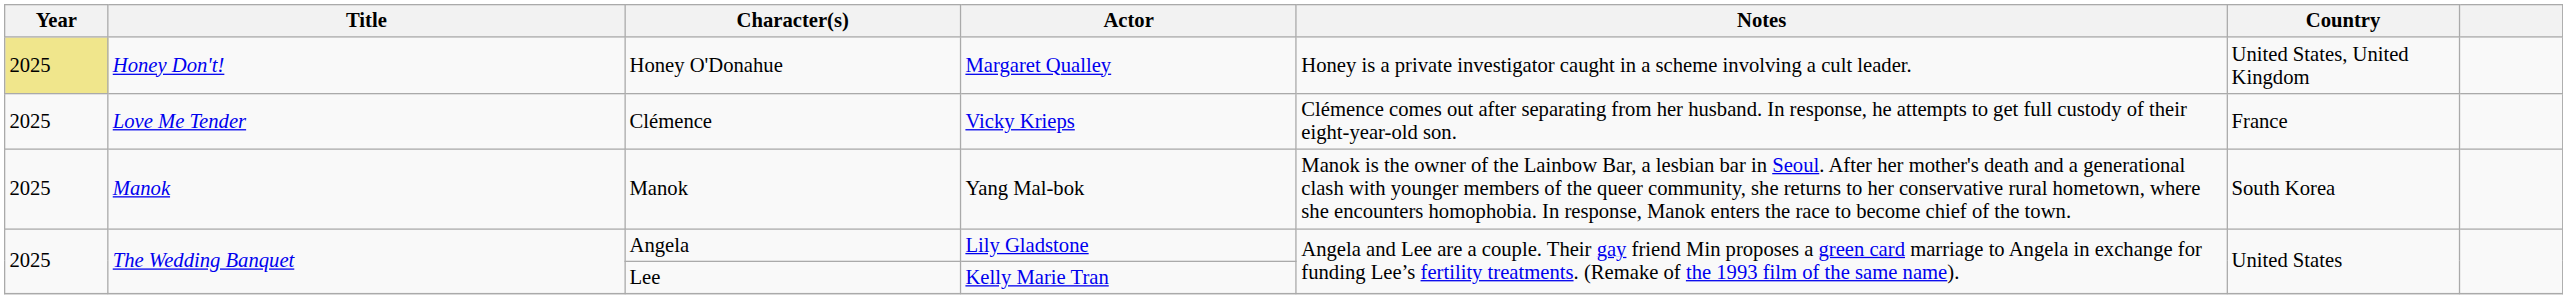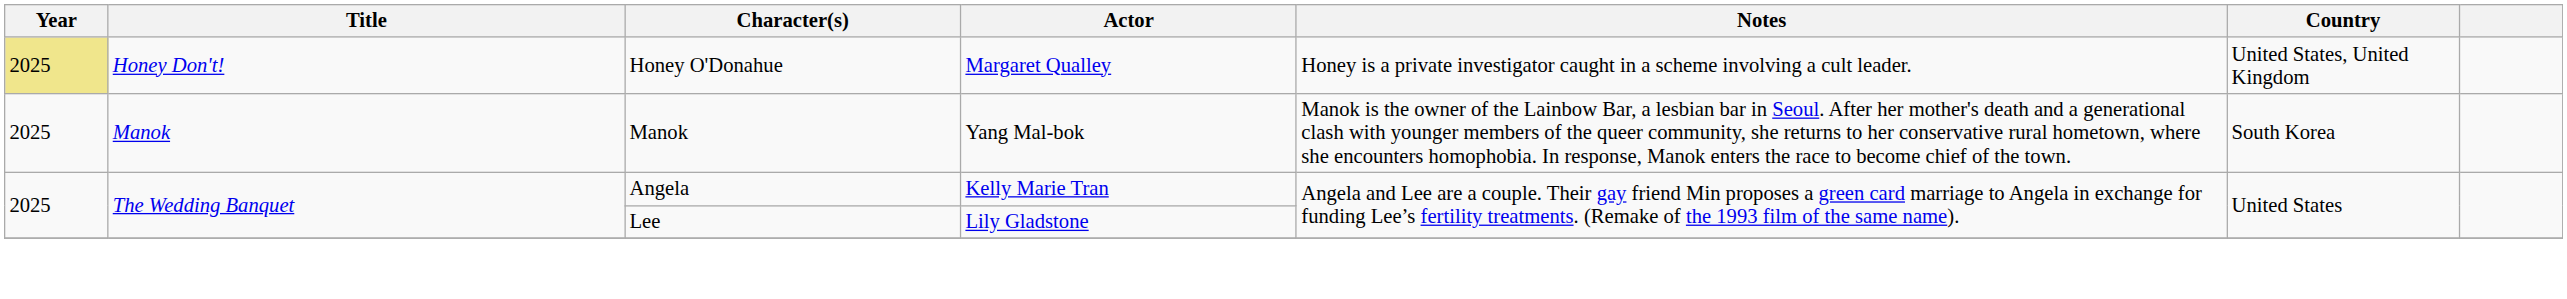- row: (671, 121)
(1027, 244) Lily Gladstone -> (1037, 188) Kelly Marie Tran
(1037, 277) Kelly Marie Tran -> (1027, 221) Lily Gladstone
